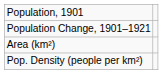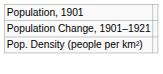- row: (31, 45)
